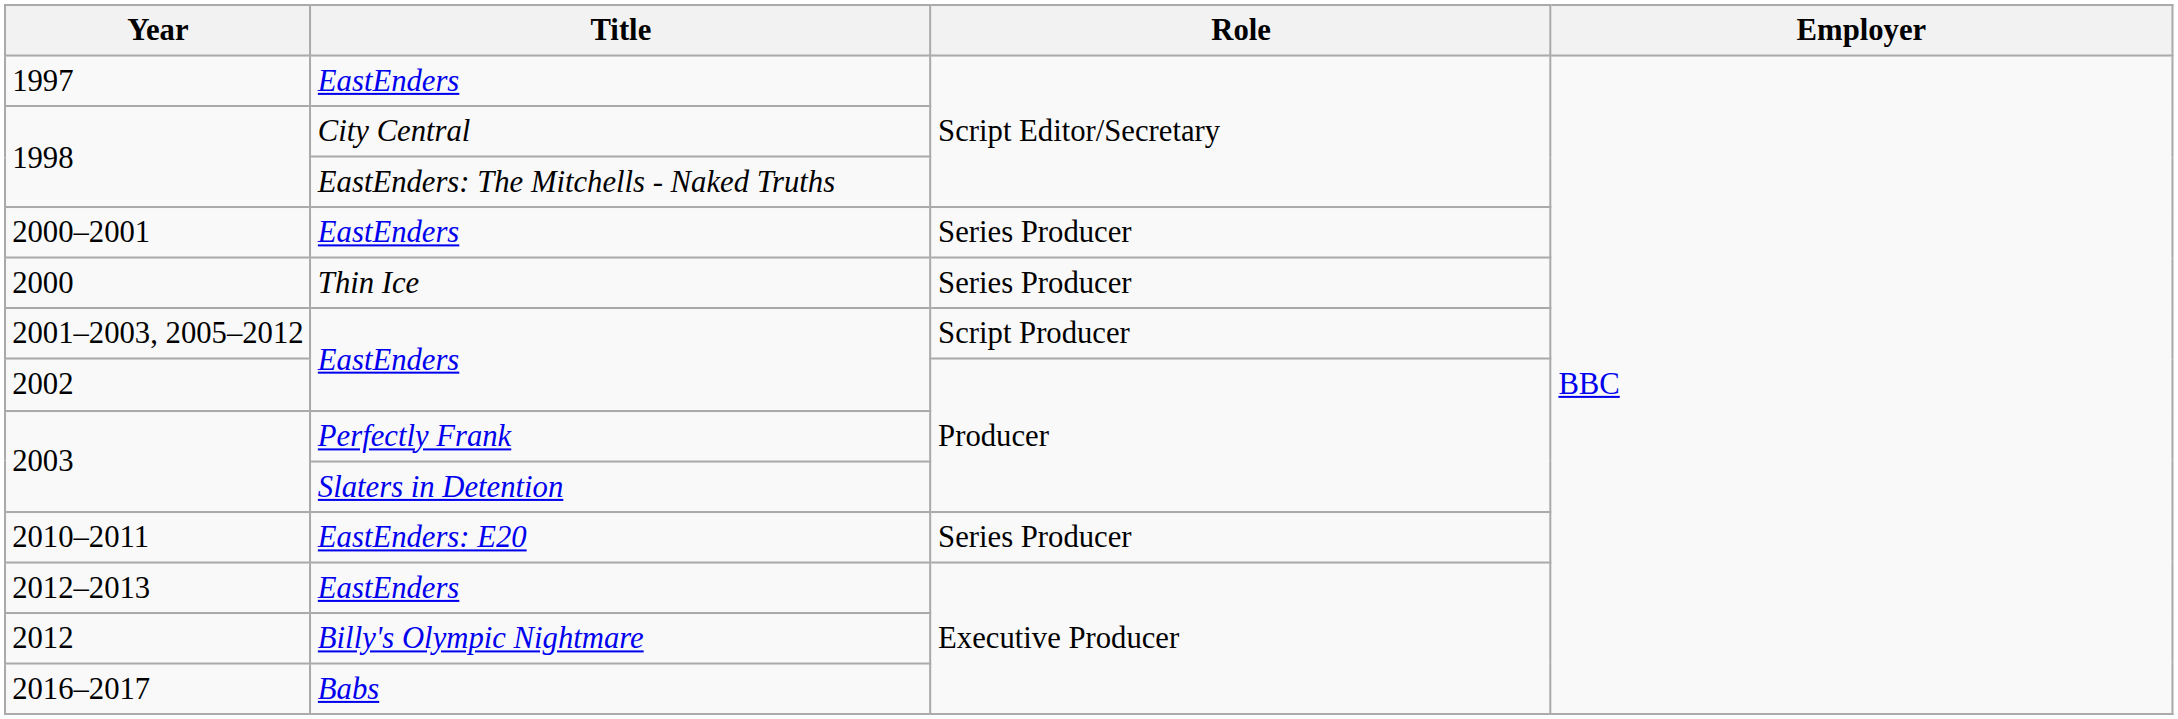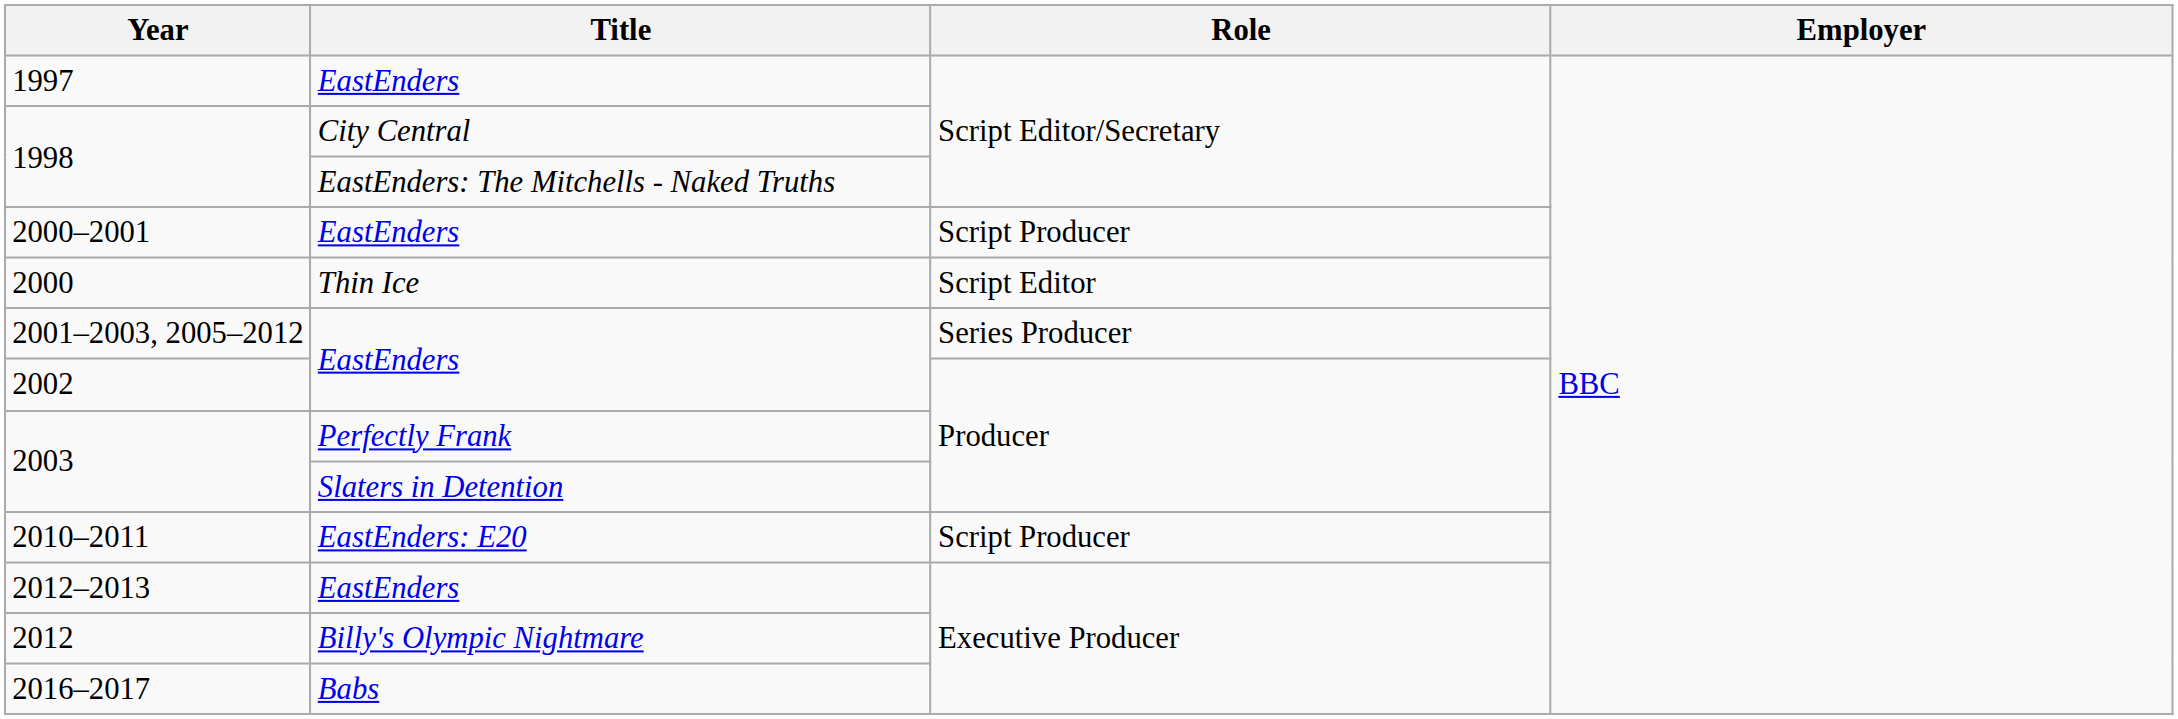(1035, 232) Series Producer -> (1034, 232) Script Producer
(1035, 283) Series Producer -> (1017, 283) Script Editor
(1034, 333) Script Producer -> (1035, 333) Series Producer
(1035, 536) Series Producer -> (1034, 536) Script Producer
